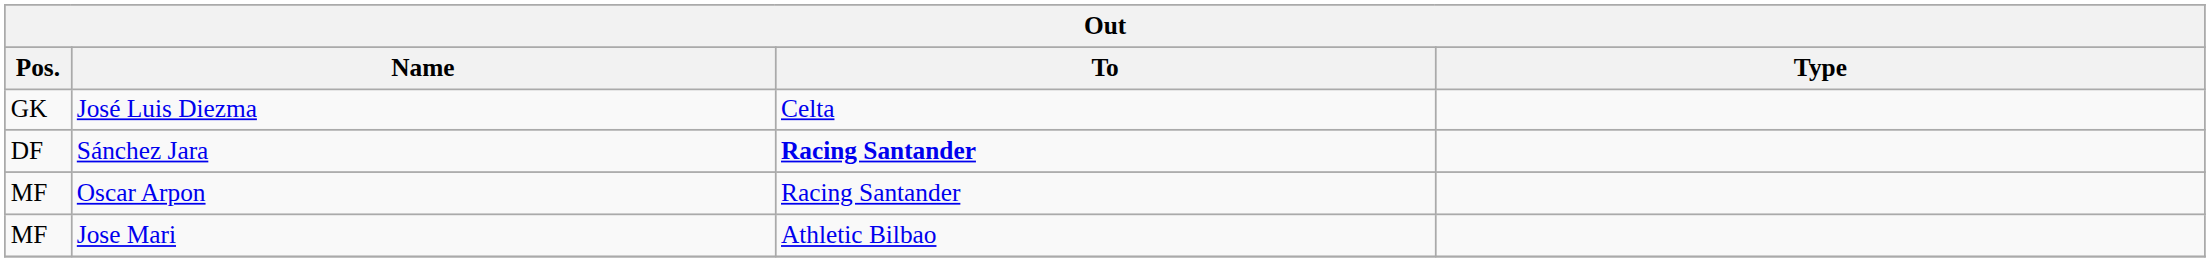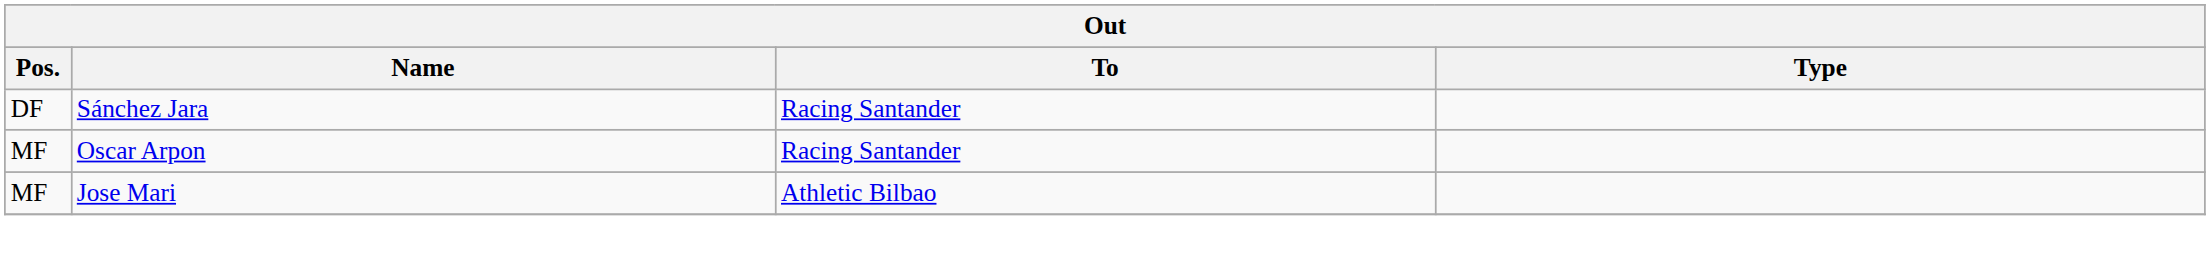- row: (167, 109)
(878, 151) bold -> (871, 109) normal
